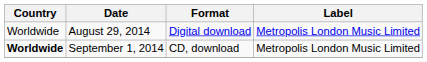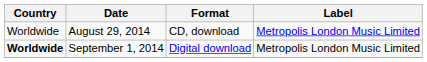(210, 31) Digital download -> (204, 31) CD, download
(204, 48) CD, download -> (210, 48) Digital download
